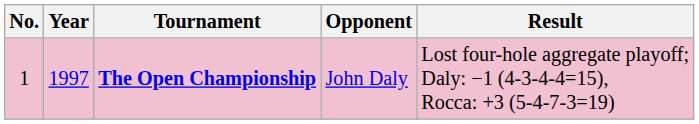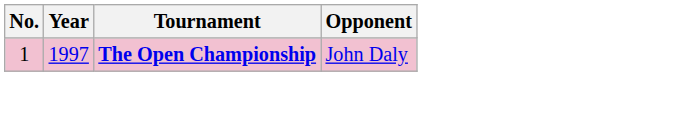- column: (555, 21)
